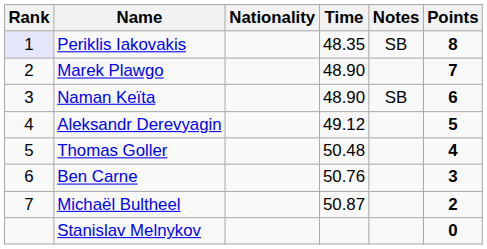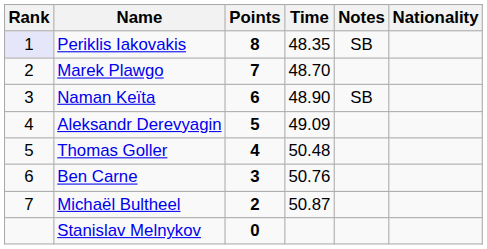columns swapped: (272, 17) <-> (453, 17)
(344, 71) 48.90 -> (309, 71) 48.70
(344, 124) 49.12 -> (309, 124) 49.09
